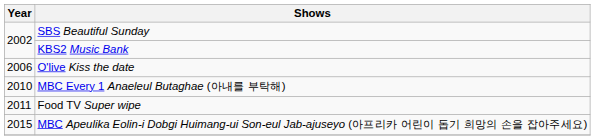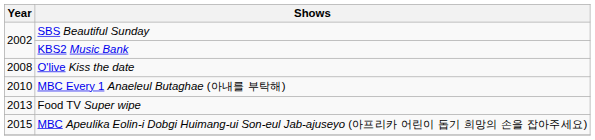(20, 67) 2006 -> (20, 67) 2008
(19, 105) 2011 -> (20, 105) 2013
